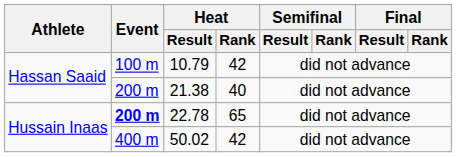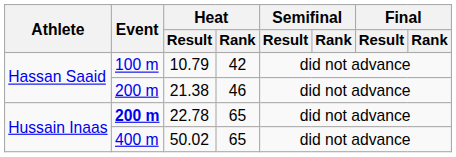(237, 90) 40 -> (237, 90) 46
(237, 140) 42 -> (237, 140) 65
